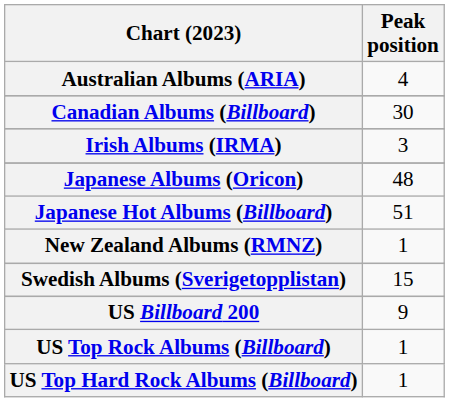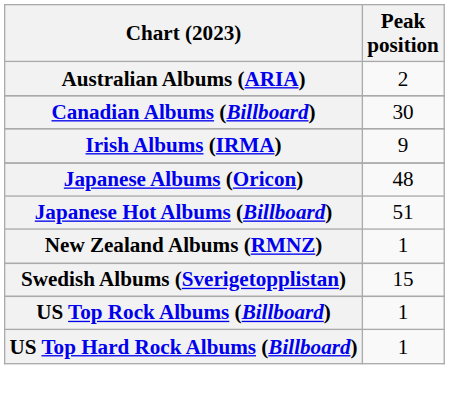(403, 78) 4 -> (403, 78) 2
(403, 145) 3 -> (403, 145) 9
- row: (184, 312)
